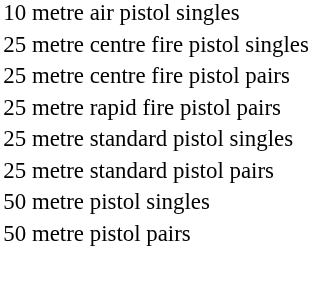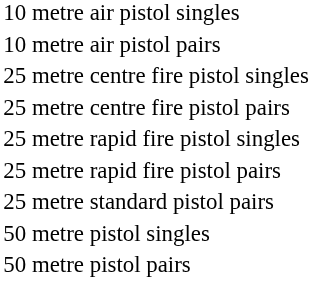+ row: (112, 44)
+ row: (152, 138)
- row: (148, 138)
